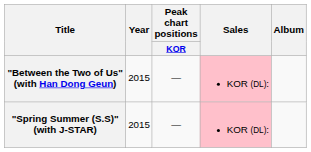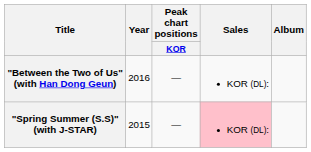(139, 78) 2015 -> (139, 78) 2016
(236, 84) pink background -> (236, 84) no background
